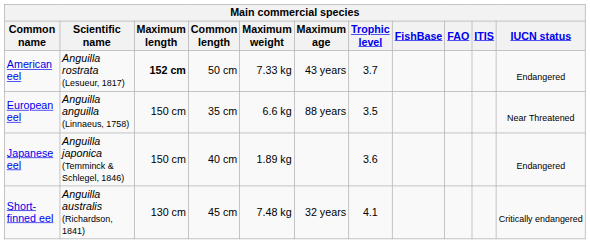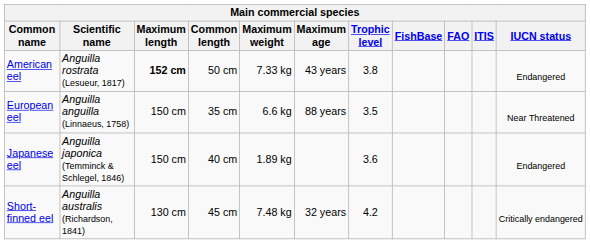(370, 71) 3.7 -> (370, 71) 3.8
(370, 212) 4.1 -> (370, 212) 4.2
